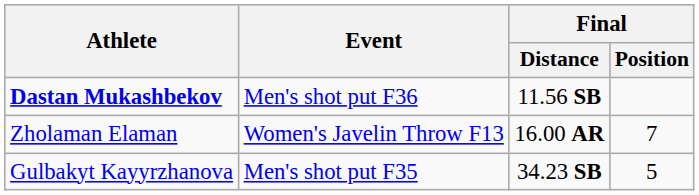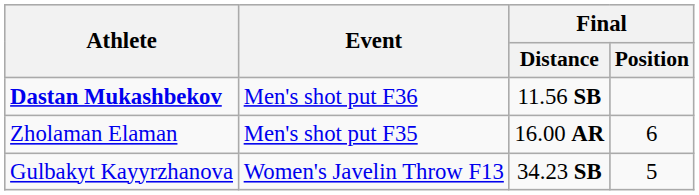(374, 134) Women's Javelin Throw F13 -> (331, 134) Men's shot put F35
(652, 134) 7 -> (652, 134) 6
(331, 171) Men's shot put F35 -> (374, 171) Women's Javelin Throw F13
